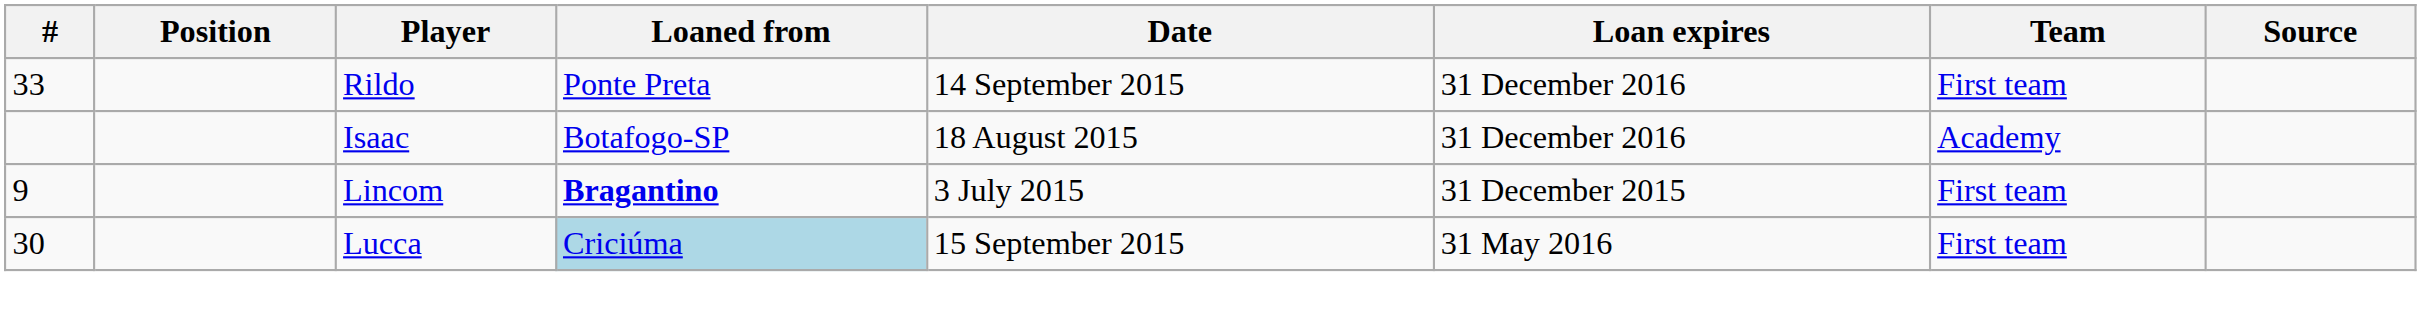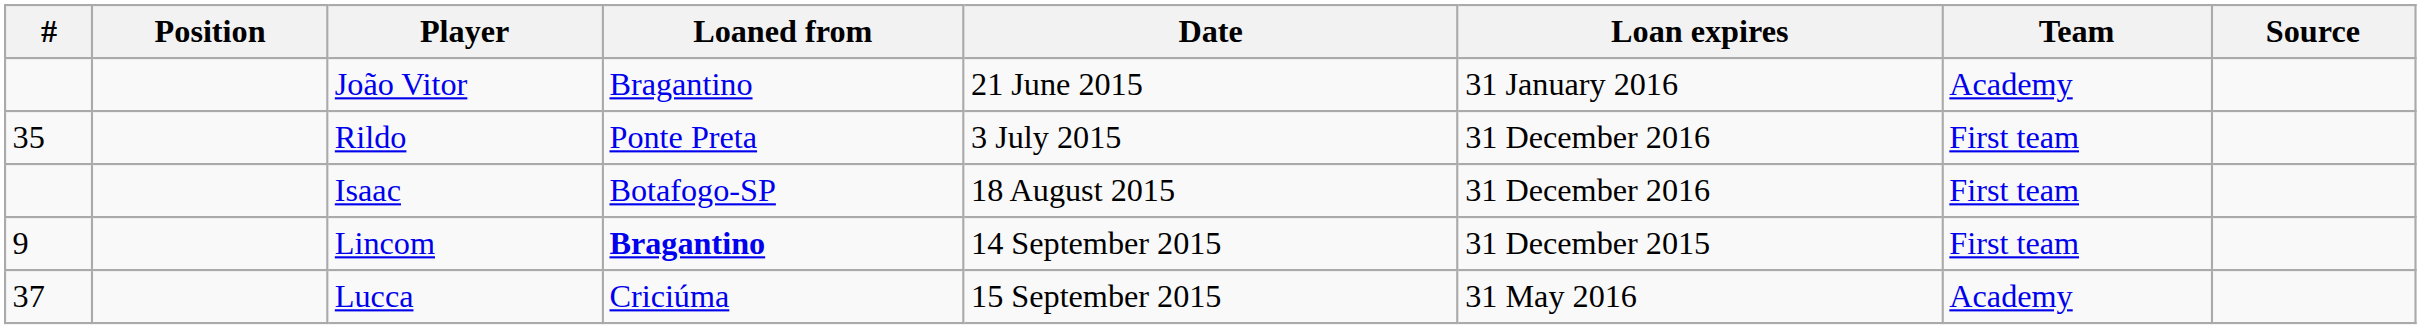+ row: (401, 84)
(29, 84) 33 -> (29, 137) 35
(1059, 84) 14 September 2015 -> (1046, 137) 3 July 2015
(1999, 137) Academy -> (2014, 190) First team
(1009, 190) 3 July 2015 -> (1096, 243) 14 September 2015
(29, 243) 30 -> (29, 296) 37
(623, 243) lightblue background -> (669, 296) no background
(2002, 243) First team -> (2011, 296) Academy
